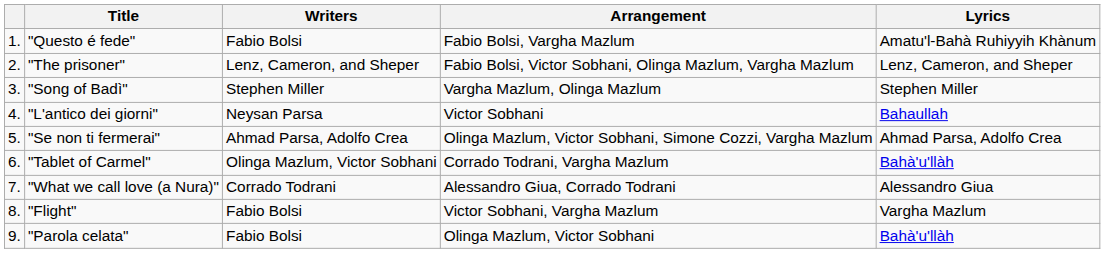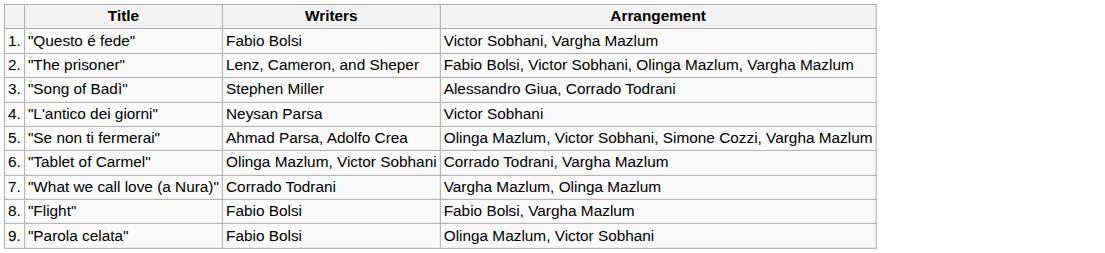- column: (988, 16)
(539, 41) Fabio Bolsi, Vargha Mazlum -> (551, 41) Victor Sobhani, Vargha Mazlum
(552, 89) Vargha Mazlum, Olinga Mazlum -> (560, 89) Alessandro Giua, Corrado Todrani
(560, 187) Alessandro Giua, Corrado Todrani -> (552, 187) Vargha Mazlum, Olinga Mazlum
(551, 211) Victor Sobhani, Vargha Mazlum -> (539, 211) Fabio Bolsi, Vargha Mazlum
